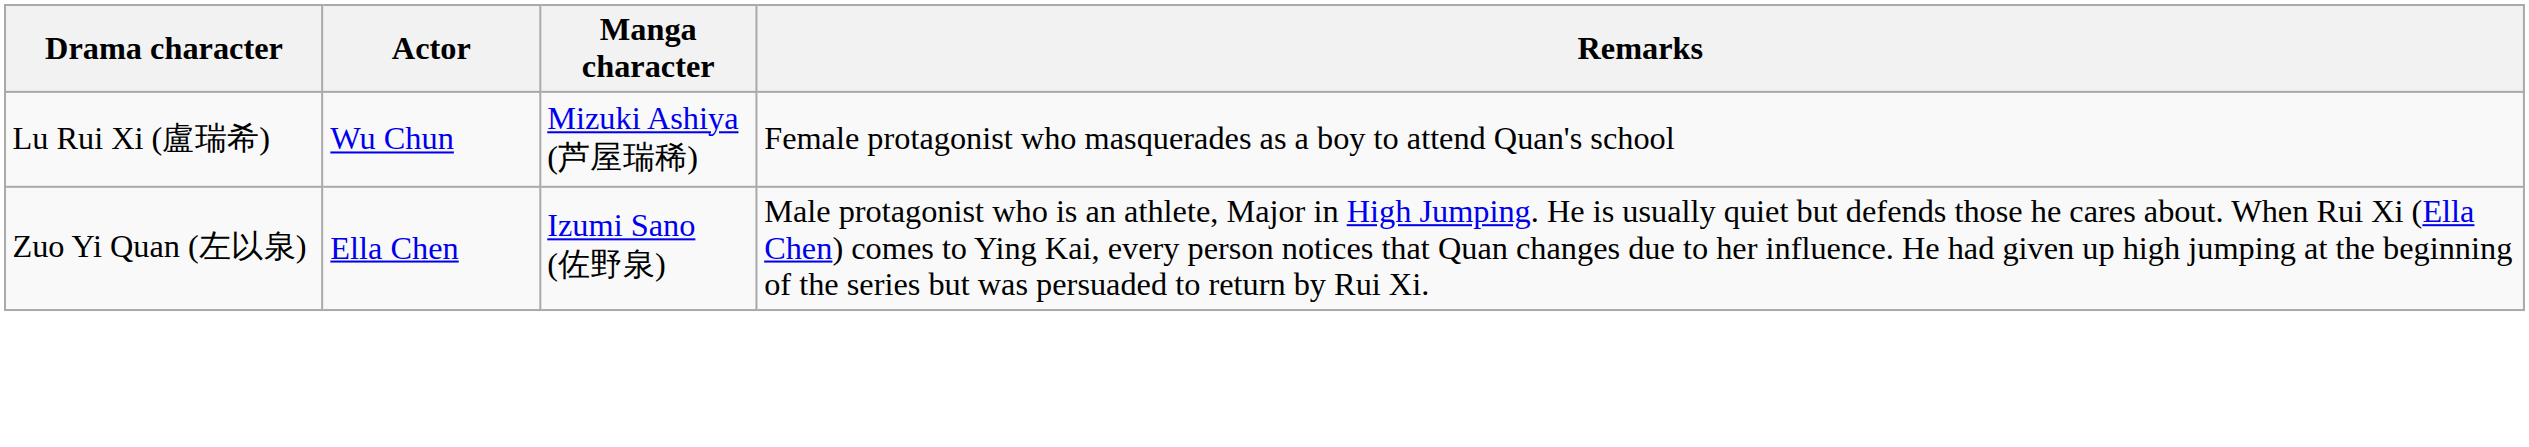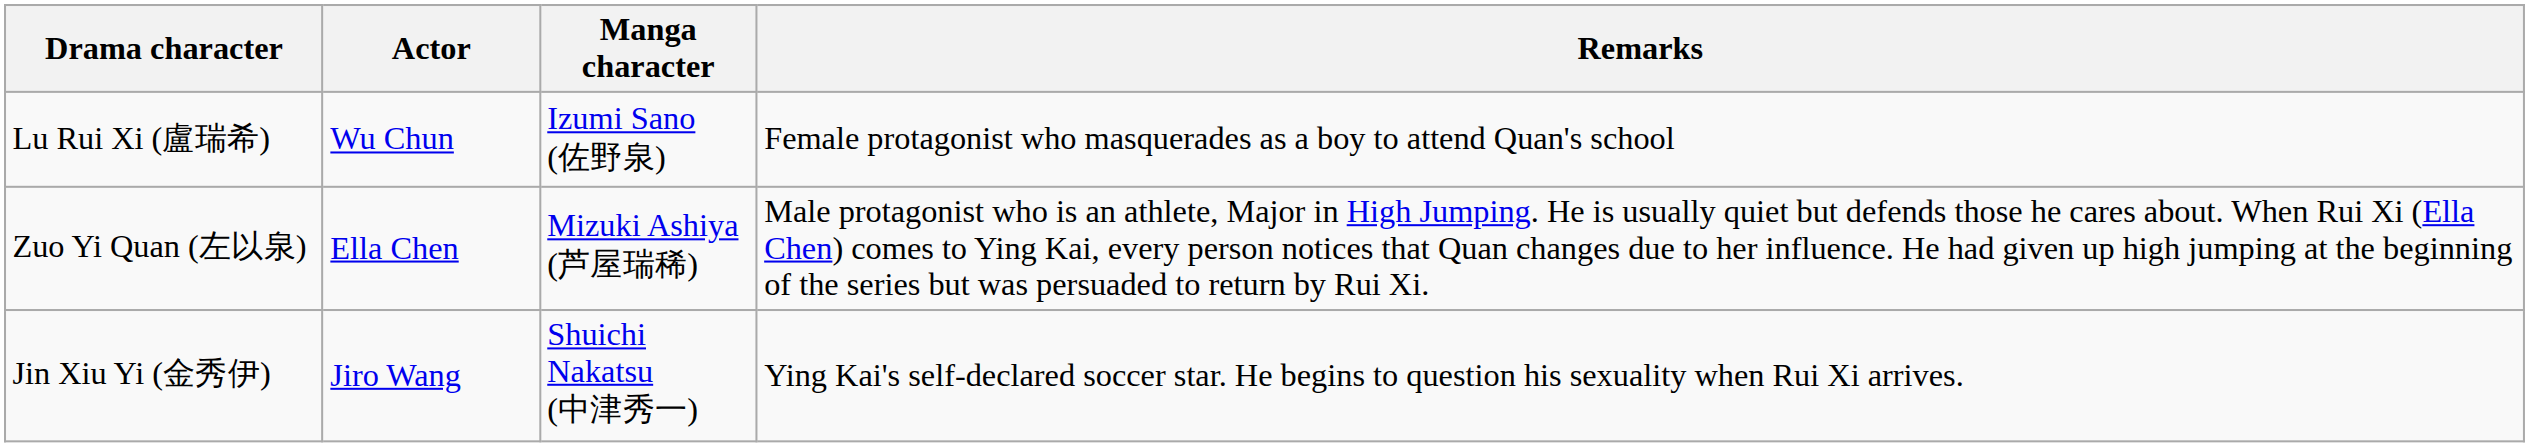(643, 136) Mizuki Ashiya (芦屋瑞稀) -> (621, 136) Izumi Sano (佐野泉)
(621, 245) Izumi Sano (佐野泉) -> (643, 245) Mizuki Ashiya (芦屋瑞稀)
+ row: (142, 373)
